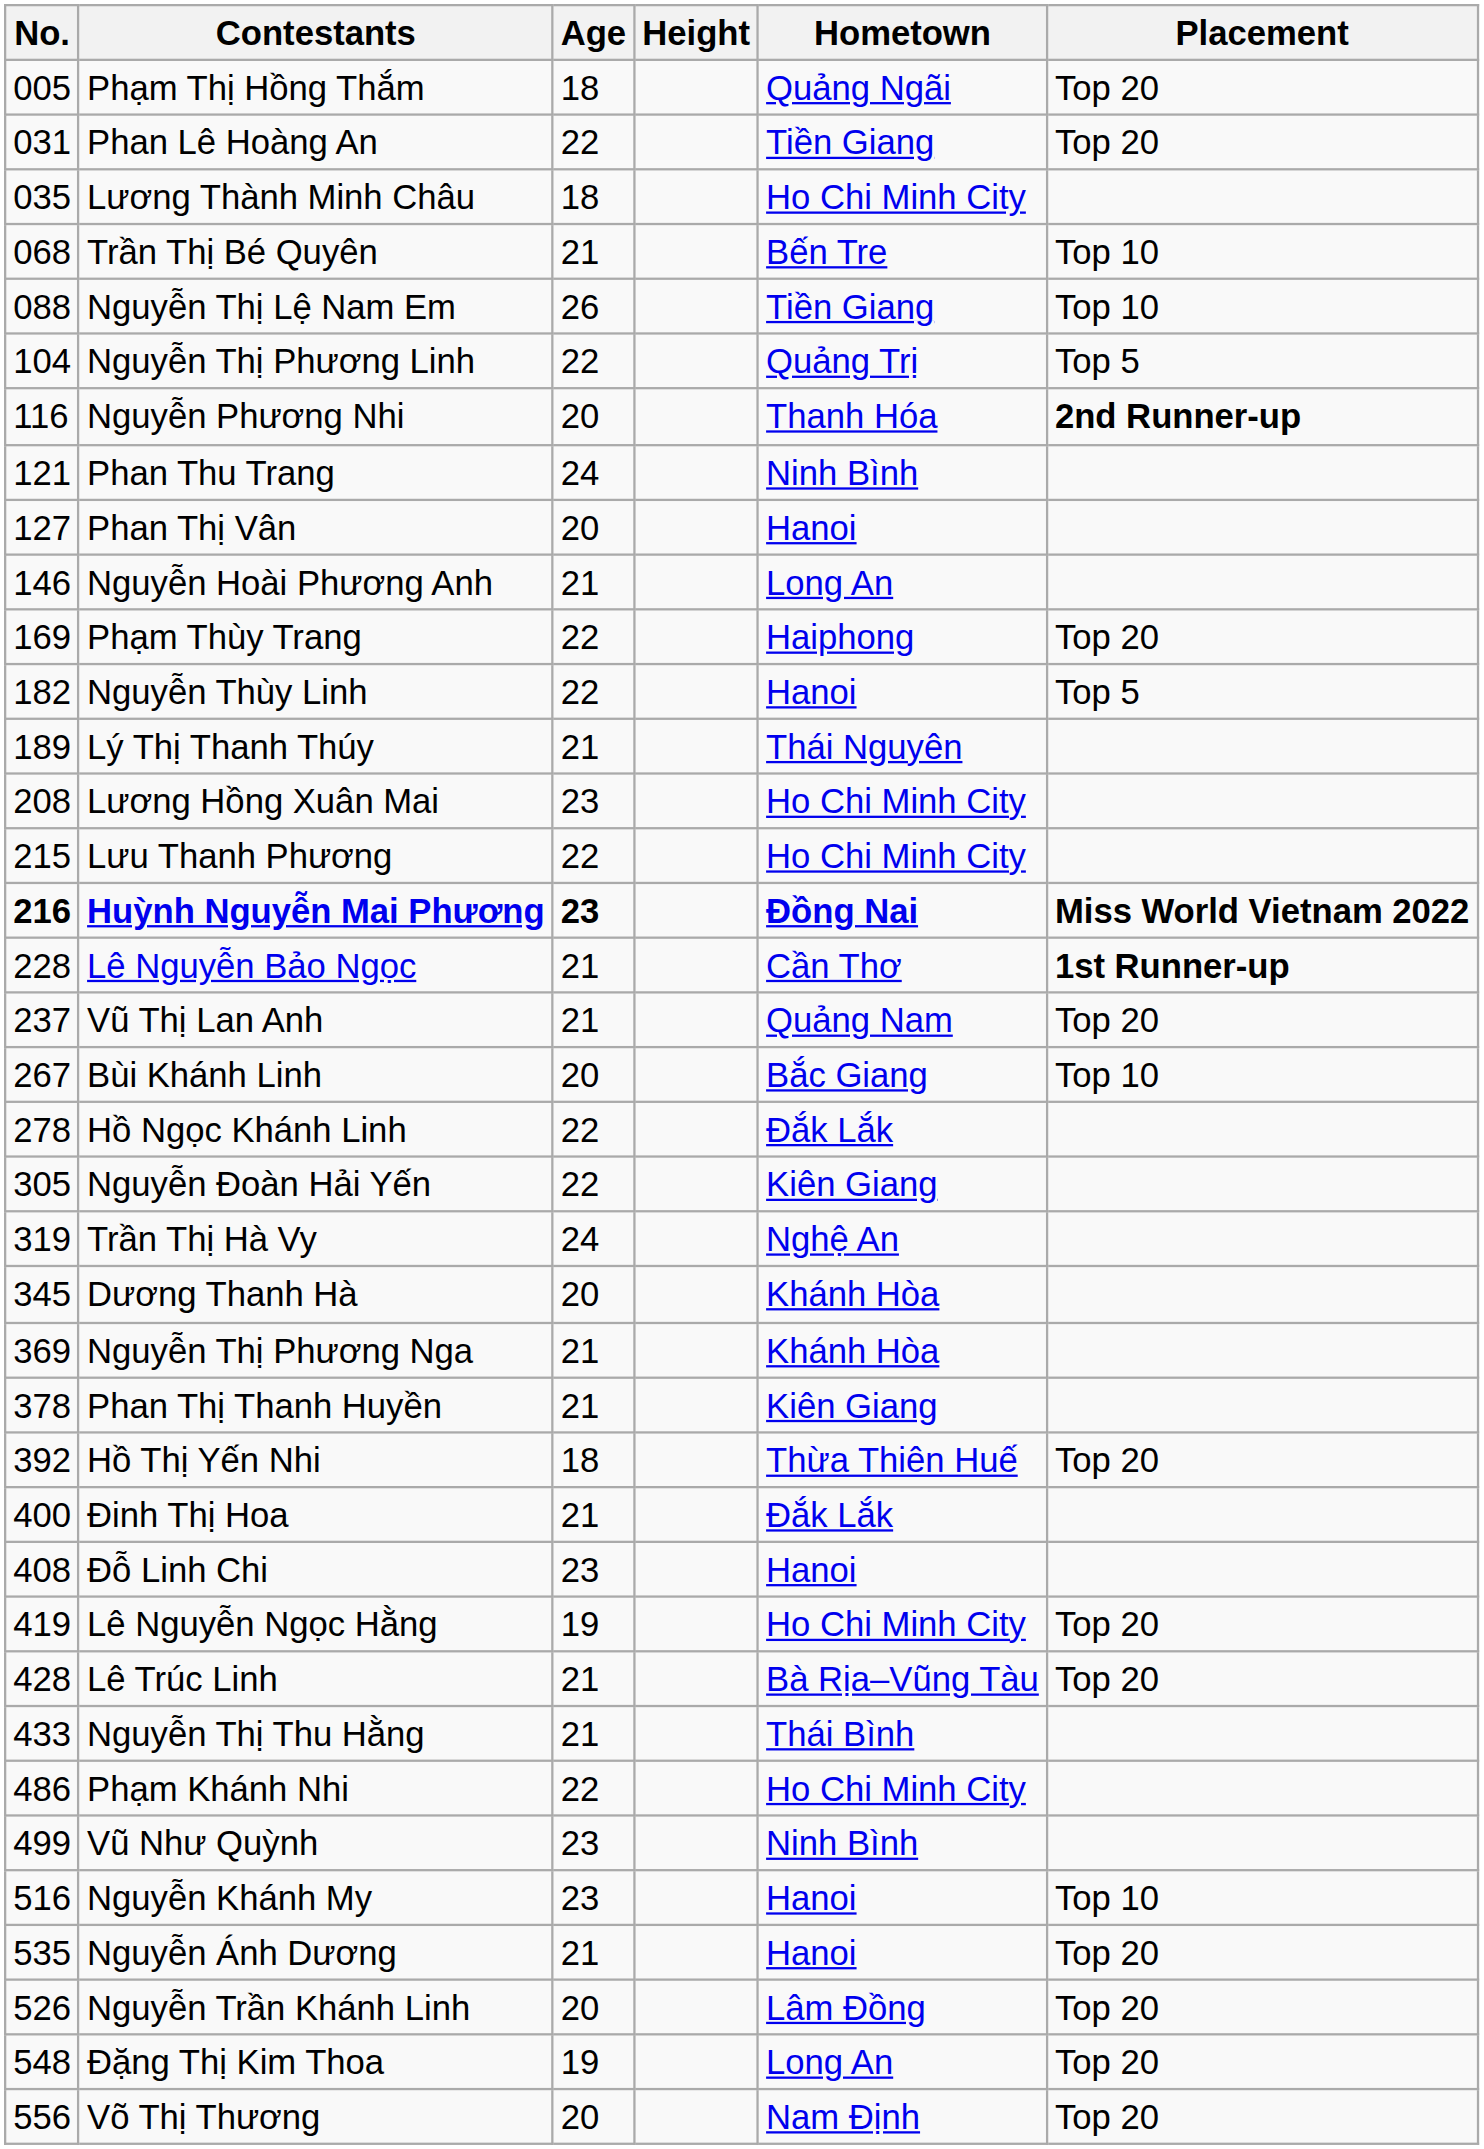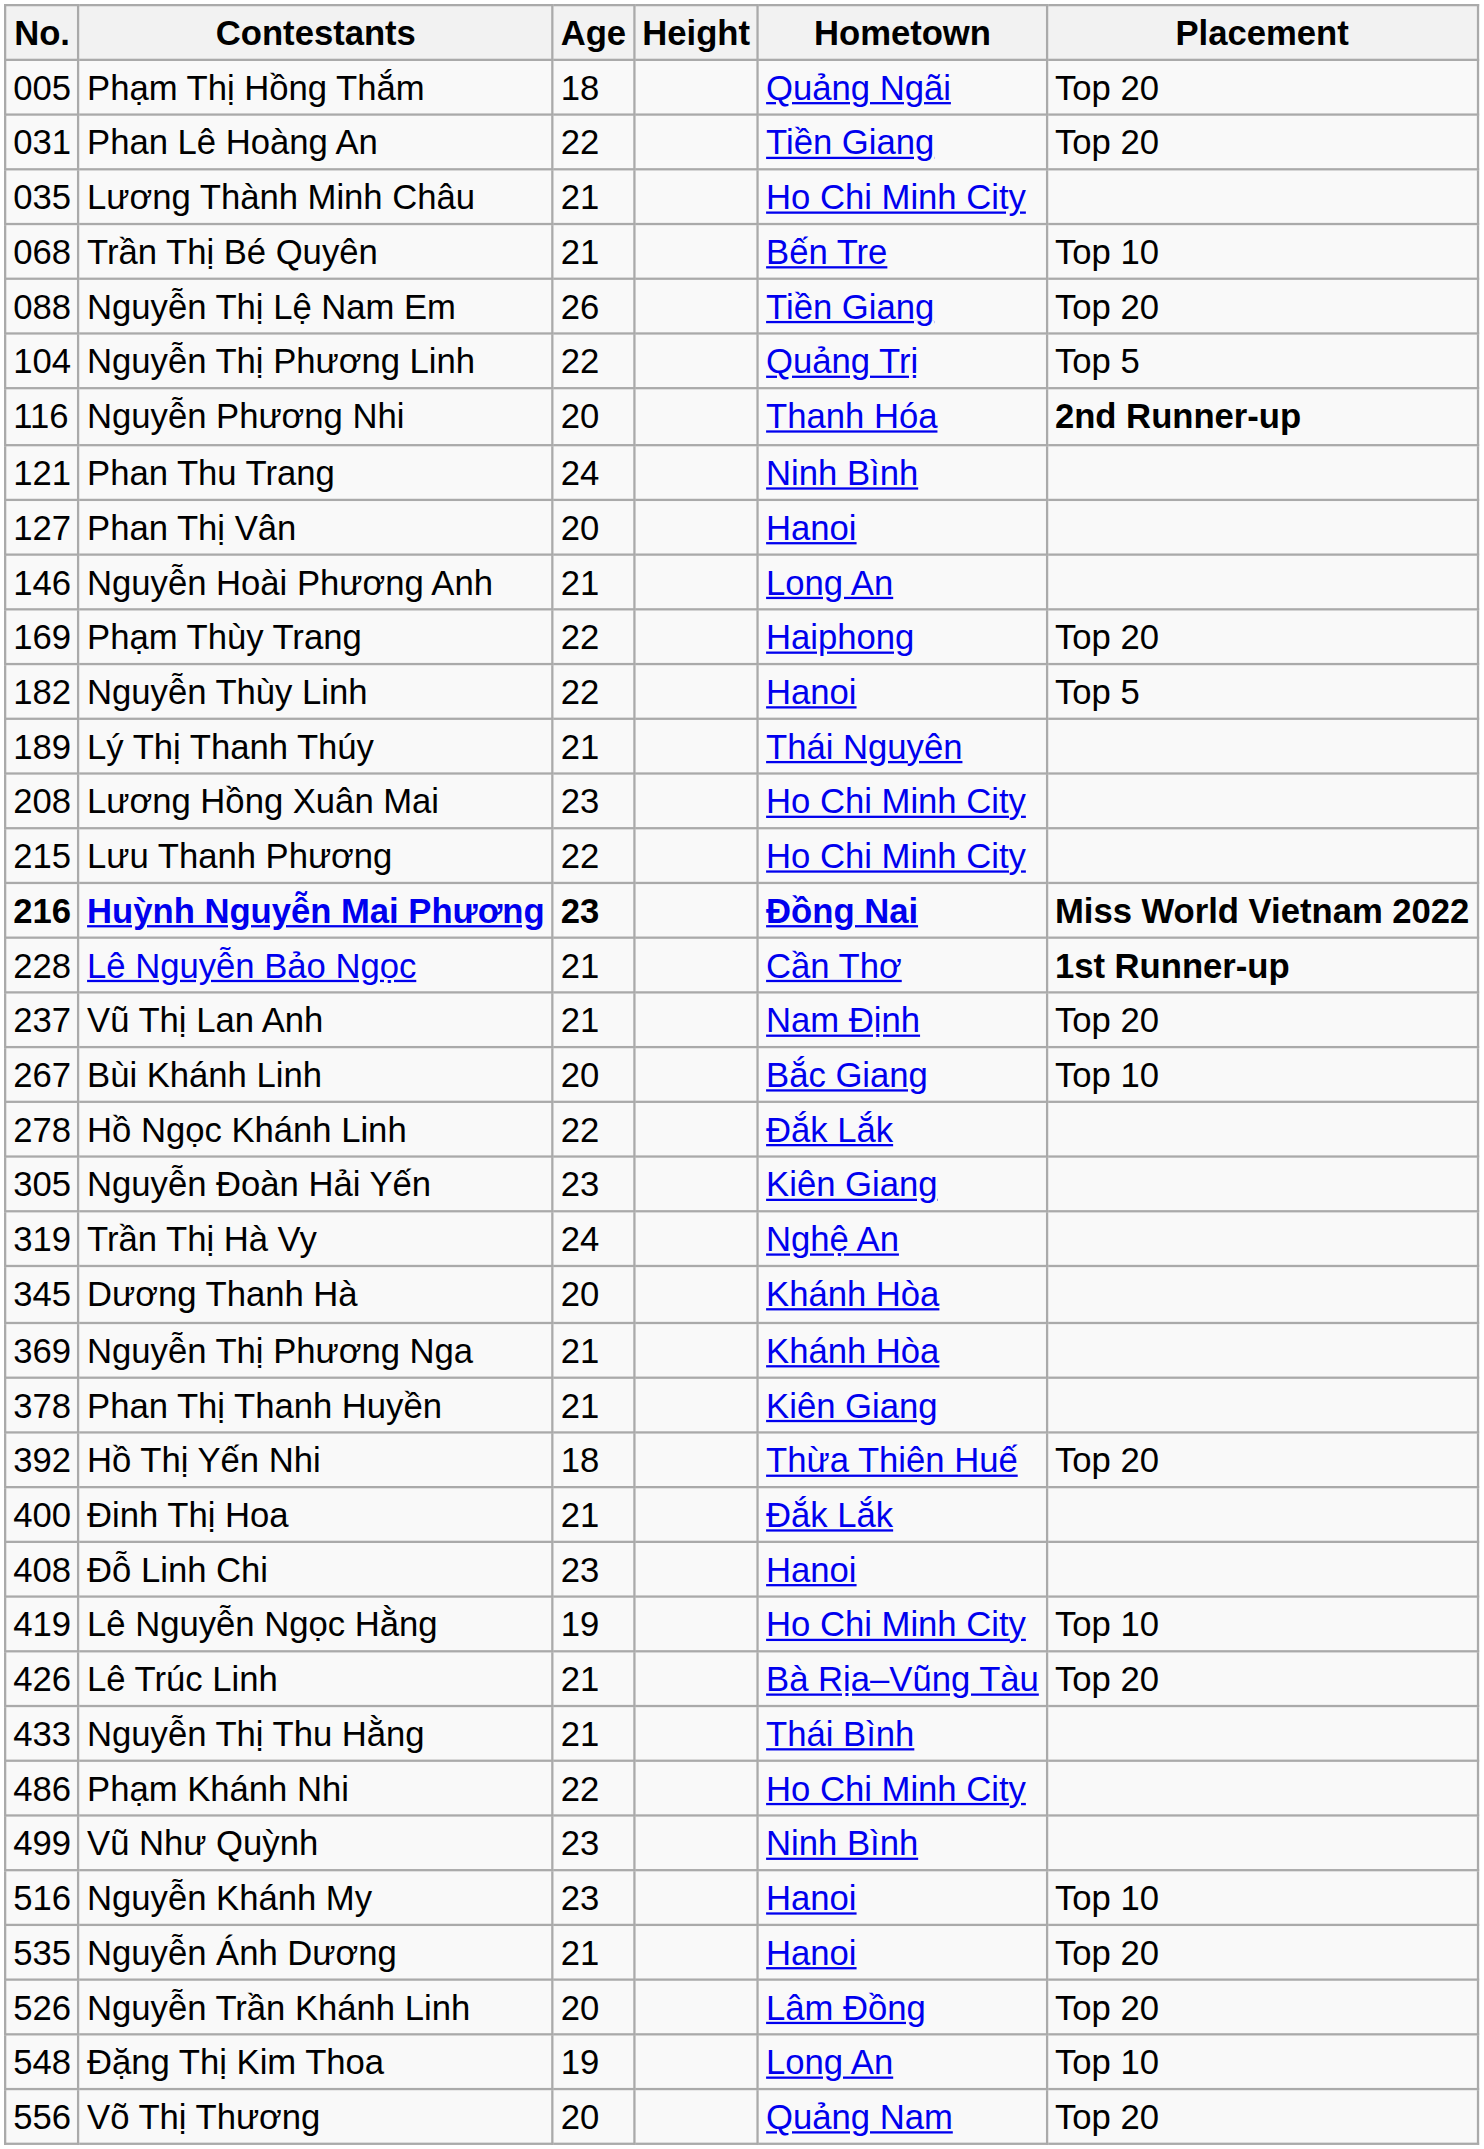(580, 197) 18 -> (580, 197) 21
(1107, 307) Top 10 -> (1107, 307) Top 20
(859, 1020) Quảng Nam -> (843, 1020) Nam Định
(580, 1185) 22 -> (580, 1185) 23
(1107, 1624) Top 20 -> (1107, 1624) Top 10
(42, 1679) 428 -> (42, 1679) 426
(1107, 2063) Top 20 -> (1107, 2063) Top 10
(843, 2118) Nam Định -> (859, 2118) Quảng Nam
